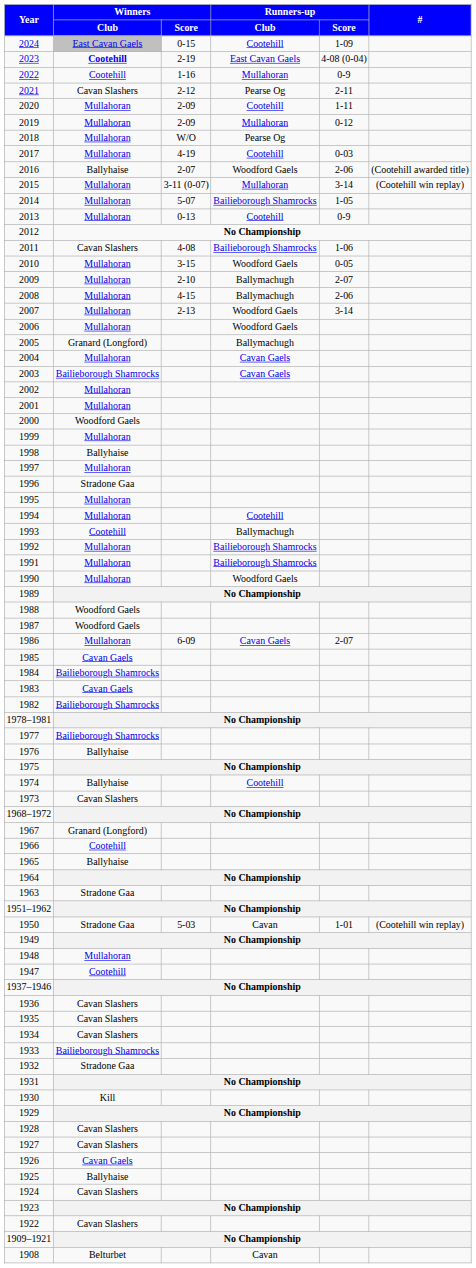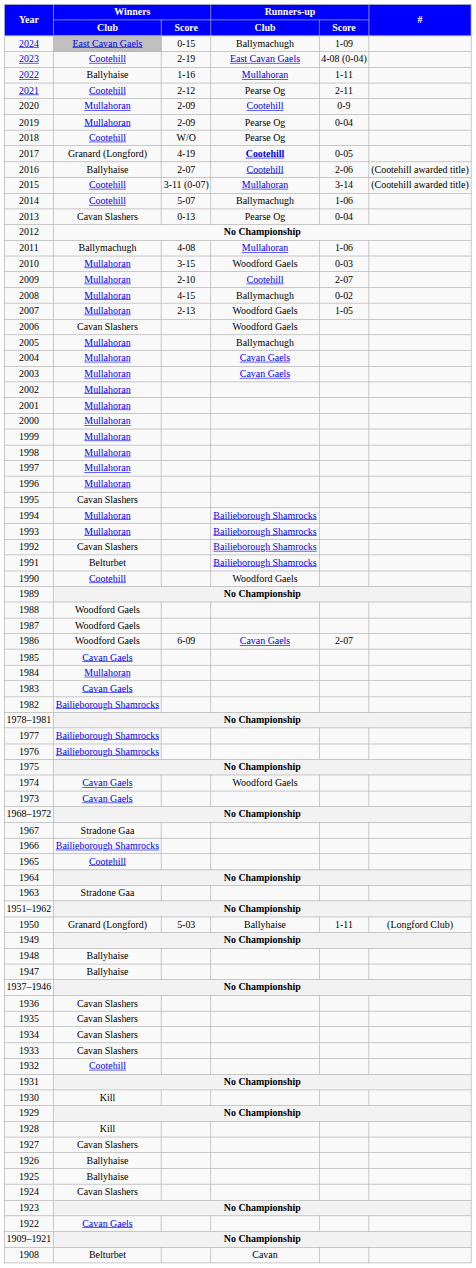(265, 43) Cootehill -> (265, 43) Ballymachugh
(107, 59) bold -> (107, 59) normal
(107, 75) Cootehill -> (107, 75) Ballyhaise
(344, 75) 0-9 -> (344, 75) 1-11
(107, 91) Cavan Slashers -> (107, 91) Cootehill
(344, 106) 1-11 -> (344, 106) 0-9
(265, 122) Mullahoran -> (265, 122) Pearse Og
(344, 122) 0-12 -> (344, 122) 0-04
(107, 138) Mullahoran -> (107, 138) Cootehill
(107, 153) Mullahoran -> (107, 153) Granard (Longford)
(265, 153) normal -> (265, 153) bold
(344, 153) 0-03 -> (344, 153) 0-05
(265, 169) Woodford Gaels -> (265, 169) Cootehill
(107, 185) Mullahoran -> (107, 185) Cootehill
(420, 185) (Cootehill win replay) -> (420, 185) (Cootehill awarded title)
(107, 201) Mullahoran -> (107, 201) Cootehill
(265, 201) Bailieborough Shamrocks -> (265, 201) Ballymachugh
(344, 201) 1-05 -> (344, 201) 1-06
(107, 216) Mullahoran -> (107, 216) Cavan Slashers
(265, 216) Cootehill -> (265, 216) Pearse Og
(344, 216) 0-9 -> (344, 216) 0-04
(107, 248) Cavan Slashers -> (107, 248) Ballymachugh
(265, 248) Bailieborough Shamrocks -> (265, 248) Mullahoran
(344, 264) 0-05 -> (344, 264) 0-03
(265, 279) Ballymachugh -> (265, 279) Cootehill
(344, 295) 2-06 -> (344, 295) 0-02
(344, 311) 3-14 -> (344, 311) 1-05
(107, 327) Mullahoran -> (107, 327) Cavan Slashers
(107, 342) Granard (Longford) -> (107, 342) Mullahoran
(107, 374) Bailieborough Shamrocks -> (107, 374) Mullahoran
(107, 421) Woodford Gaels -> (107, 421) Mullahoran
(107, 452) Ballyhaise -> (107, 452) Mullahoran
(107, 484) Stradone Gaa -> (107, 484) Mullahoran
(107, 500) Mullahoran -> (107, 500) Cavan Slashers
(265, 515) Cootehill -> (265, 515) Bailieborough Shamrocks
(107, 531) Cootehill -> (107, 531) Mullahoran
(265, 531) Ballymachugh -> (265, 531) Bailieborough Shamrocks
(107, 547) Mullahoran -> (107, 547) Cavan Slashers
(107, 563) Mullahoran -> (107, 563) Belturbet
(107, 578) Mullahoran -> (107, 578) Cootehill
(107, 641) Mullahoran -> (107, 641) Woodford Gaels
(107, 673) Bailieborough Shamrocks -> (107, 673) Mullahoran
(107, 751) Ballyhaise -> (107, 751) Bailieborough Shamrocks
(107, 783) Ballyhaise -> (107, 783) Cavan Gaels
(265, 783) Cootehill -> (265, 783) Woodford Gaels
(107, 798) Cavan Slashers -> (107, 798) Cavan Gaels
(107, 830) Granard (Longford) -> (107, 830) Stradone Gaa
(107, 846) Cootehill -> (107, 846) Bailieborough Shamrocks
(107, 861) Ballyhaise -> (107, 861) Cootehill
(107, 924) Stradone Gaa -> (107, 924) Granard (Longford)
(265, 924) Cavan -> (265, 924) Ballyhaise
(344, 924) 1-01 -> (344, 924) 1-11
(420, 924) (Cootehill win replay) -> (420, 924) (Longford Club)
(107, 956) Mullahoran -> (107, 956) Ballyhaise
(107, 972) Cootehill -> (107, 972) Ballyhaise
(107, 1050) Bailieborough Shamrocks -> (107, 1050) Cavan Slashers
(107, 1066) Stradone Gaa -> (107, 1066) Cootehill
(107, 1129) Cavan Slashers -> (107, 1129) Kill
(107, 1160) Cavan Gaels -> (107, 1160) Ballyhaise
(107, 1223) Cavan Slashers -> (107, 1223) Cavan Gaels
